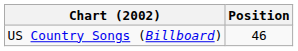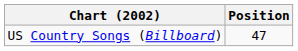(259, 36) 46 -> (259, 36) 47
